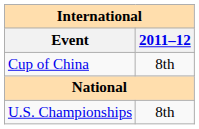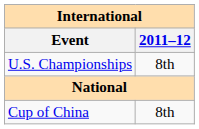rows swapped: (48, 64) <-> (70, 111)
